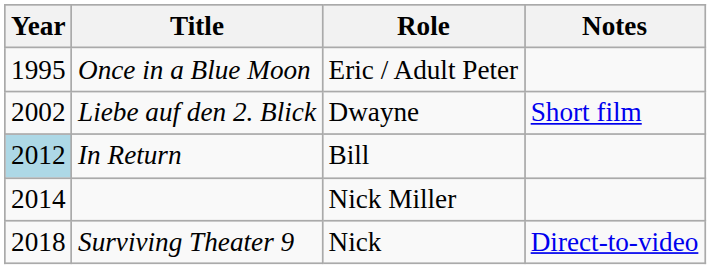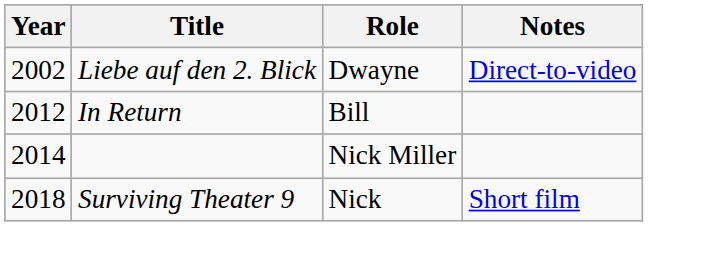- row: (194, 69)
(586, 112) Short film -> (553, 69) Direct-to-video
(38, 155) lightblue background -> (38, 112) no background
(615, 241) Direct-to-video -> (524, 198) Short film
